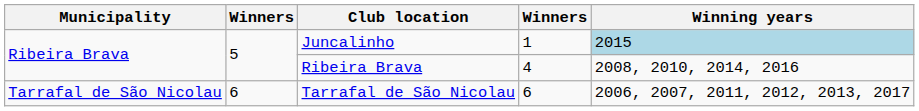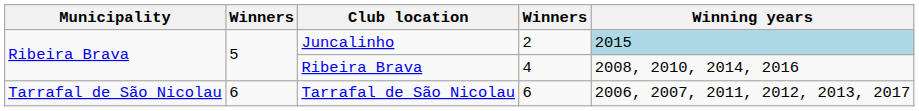(527, 42) 1 -> (527, 42) 2
